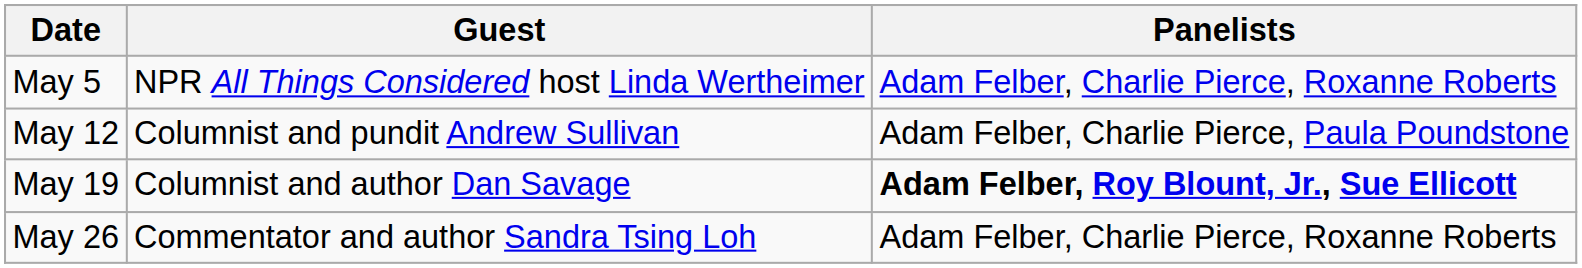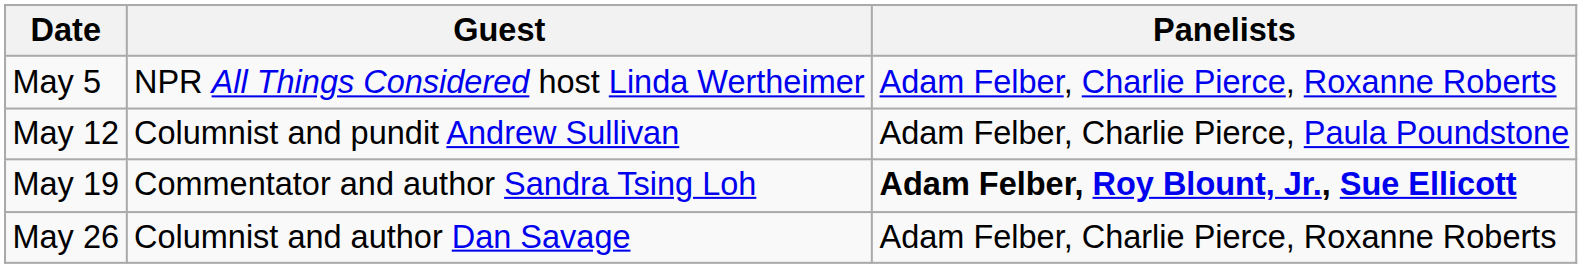(382, 184) Columnist and author Dan Savage -> (445, 184) Commentator and author Sandra Tsing Loh
(445, 236) Commentator and author Sandra Tsing Loh -> (382, 236) Columnist and author Dan Savage
